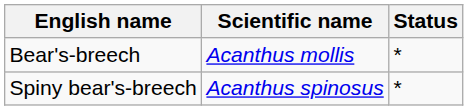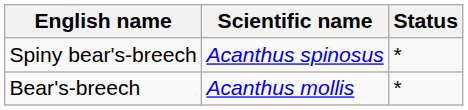rows swapped: (75, 54) <-> (103, 88)
